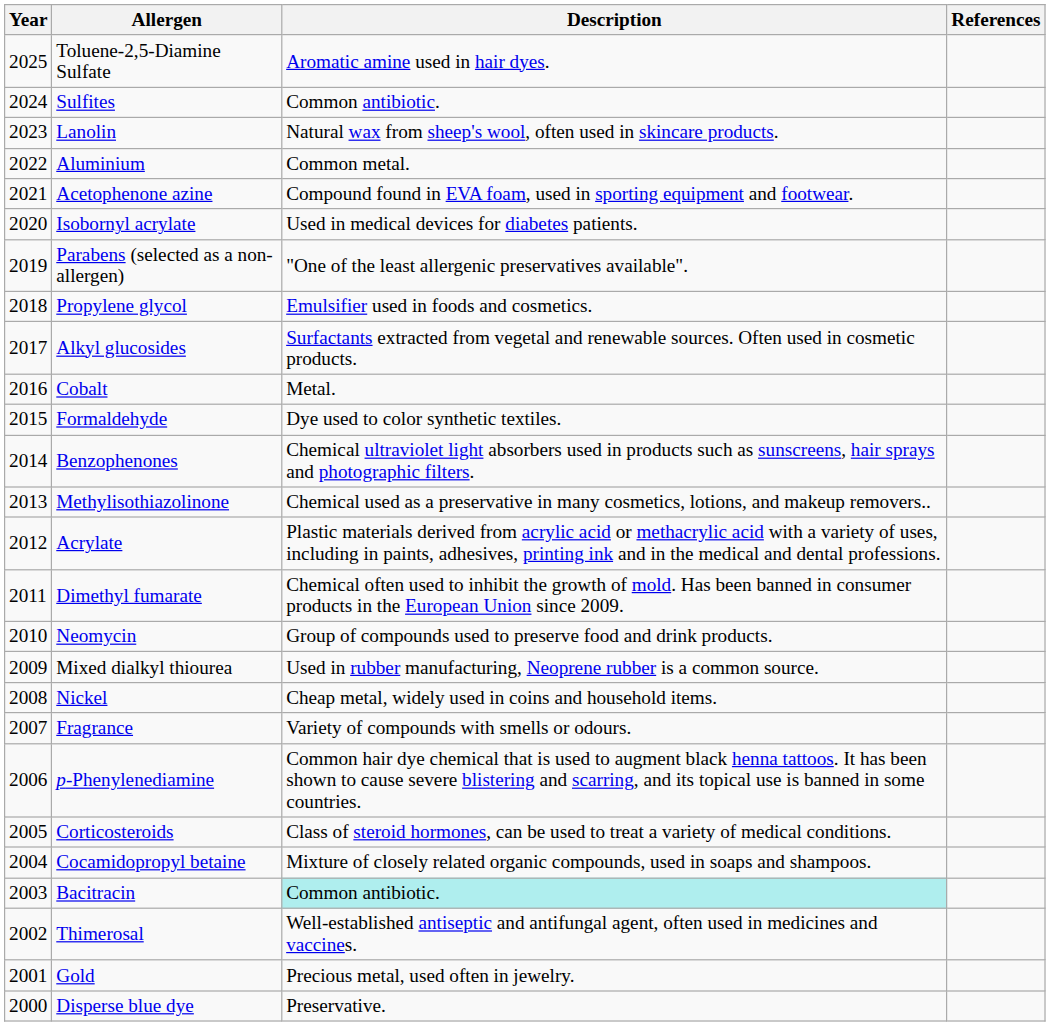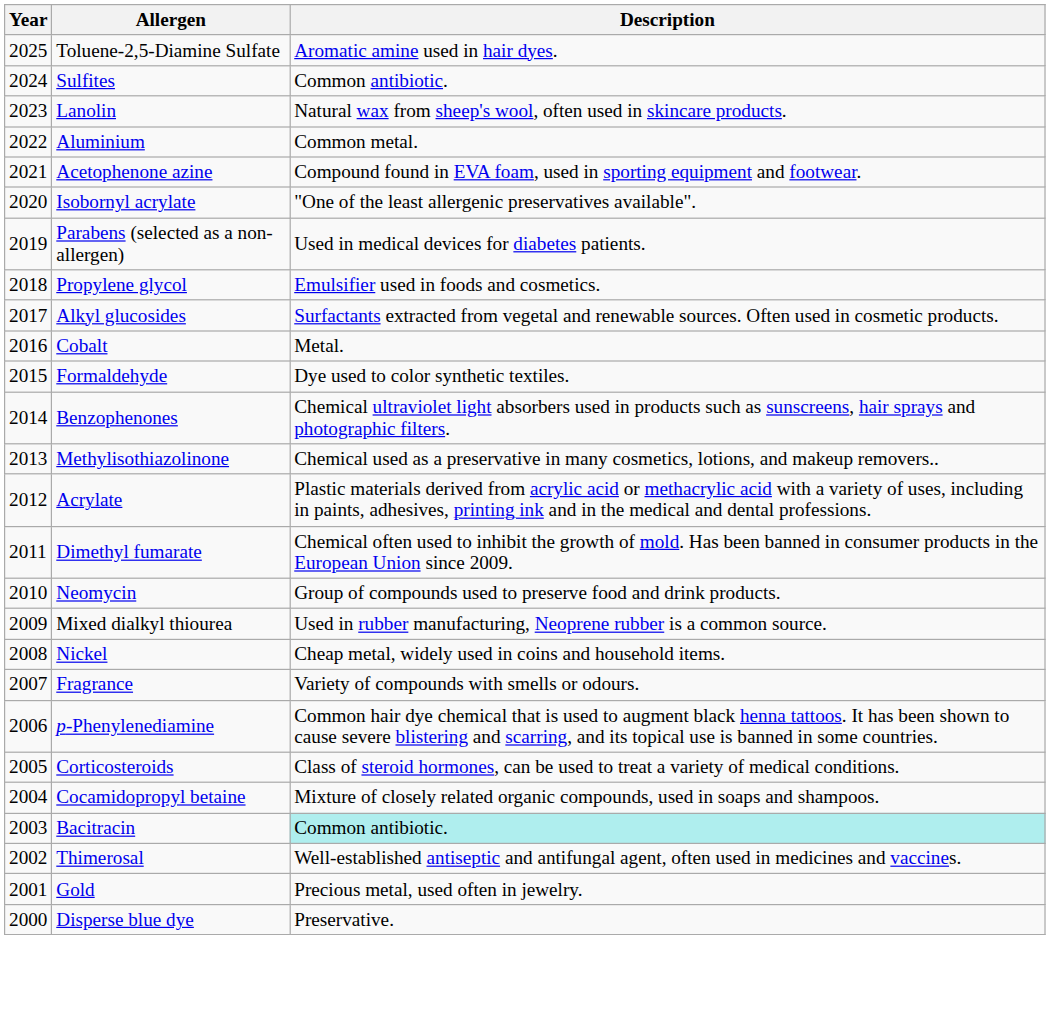- column: (996, 19)
(462, 224) Used in medical devices for diabetes patients. -> (495, 202) "One of the least allergenic preservatives available".
(487, 265) "One of the least allergenic preservatives available". -> (470, 243) Used in medical devices for diabetes patients.
